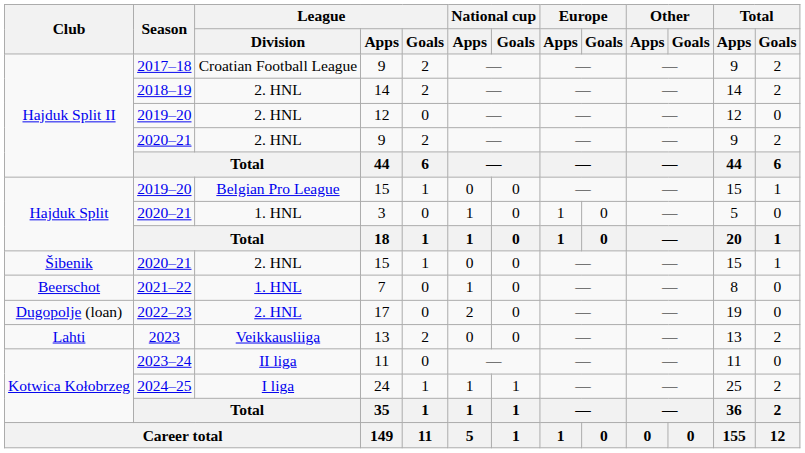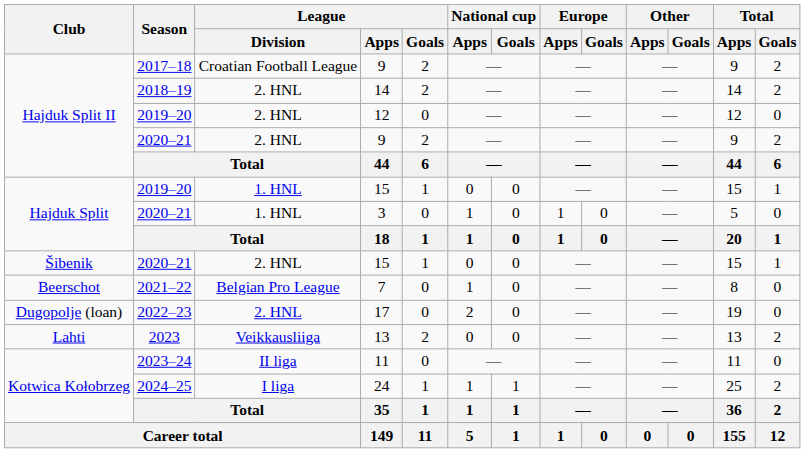(278, 189) Belgian Pro League -> (278, 189) 1. HNL
(278, 287) 1. HNL -> (278, 287) Belgian Pro League
